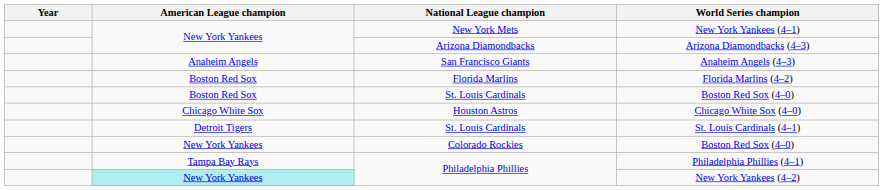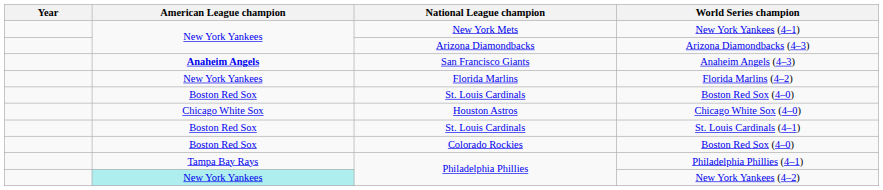(223, 62) normal -> (223, 62) bold
(223, 78) Boston Red Sox -> (223, 78) New York Yankees
(223, 128) Detroit Tigers -> (223, 128) Boston Red Sox
(223, 144) New York Yankees -> (223, 144) Boston Red Sox
